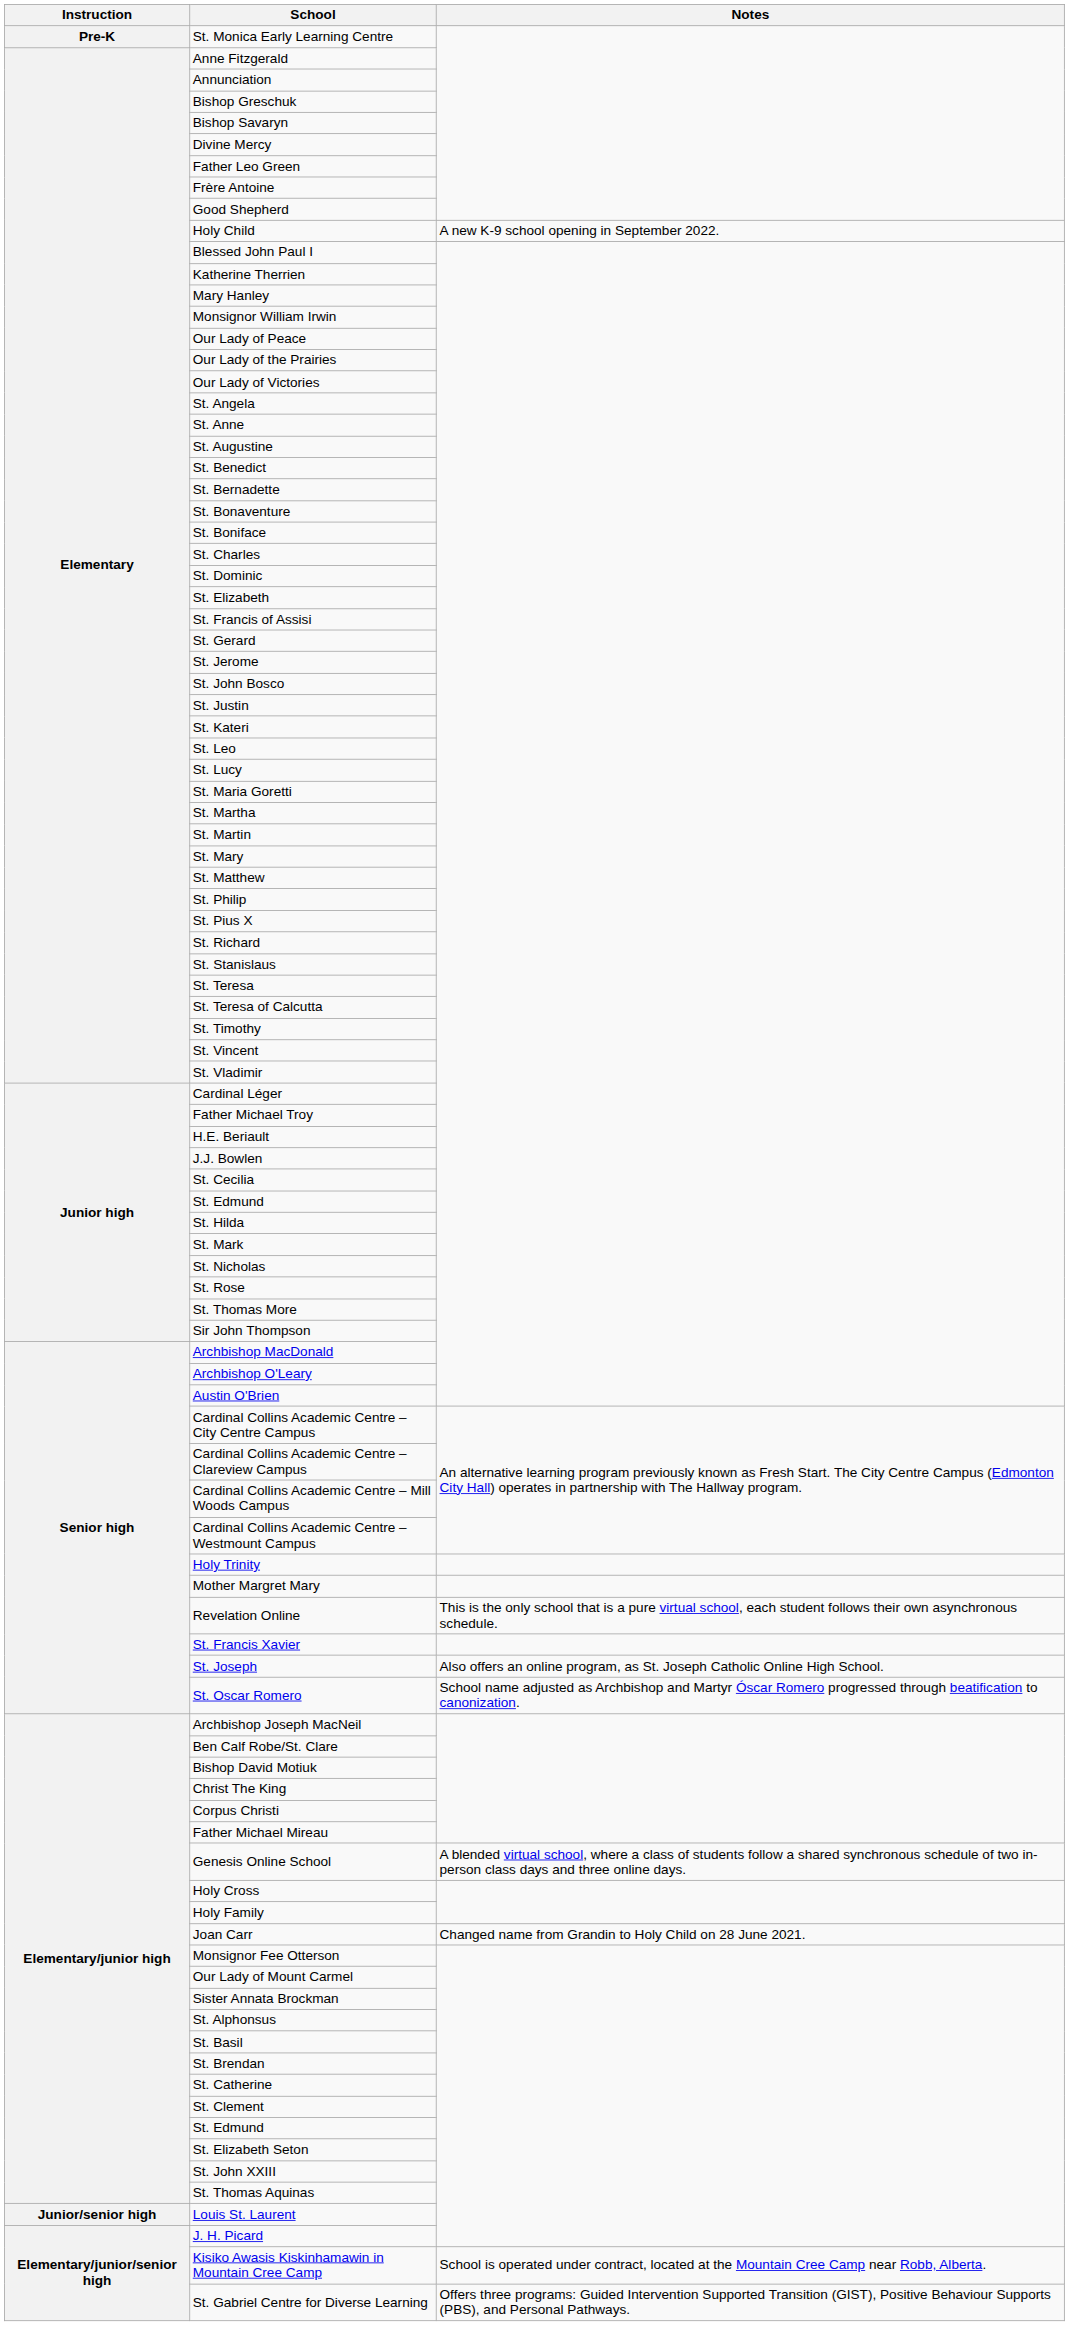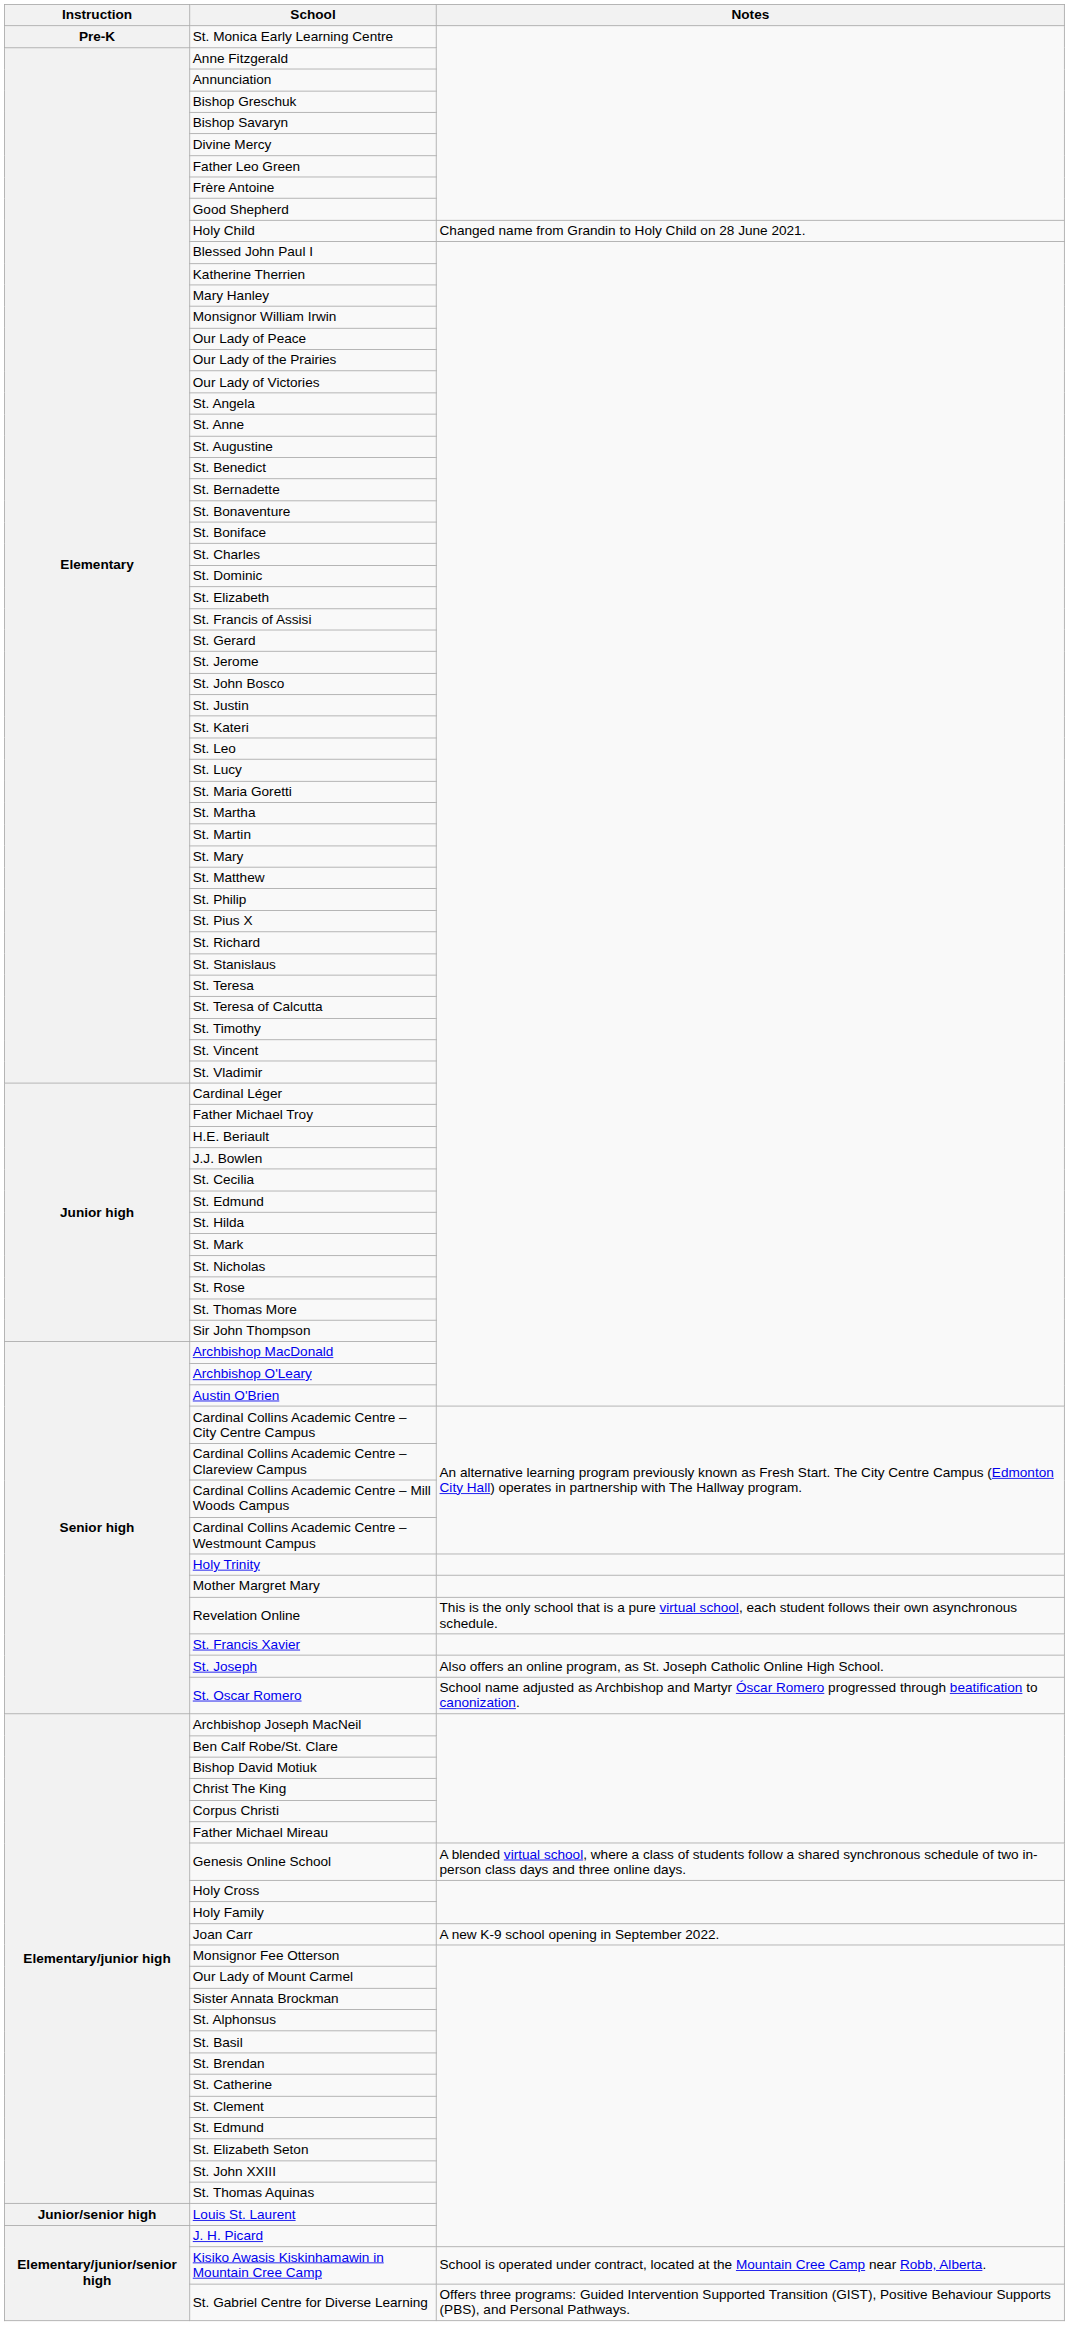(579, 230) A new K-9 school opening in September 2022. -> (623, 230) Changed name from Grandin to Holy Child on 28 June 2021.
(623, 1934) Changed name from Grandin to Holy Child on 28 June 2021. -> (579, 1934) A new K-9 school opening in September 2022.
